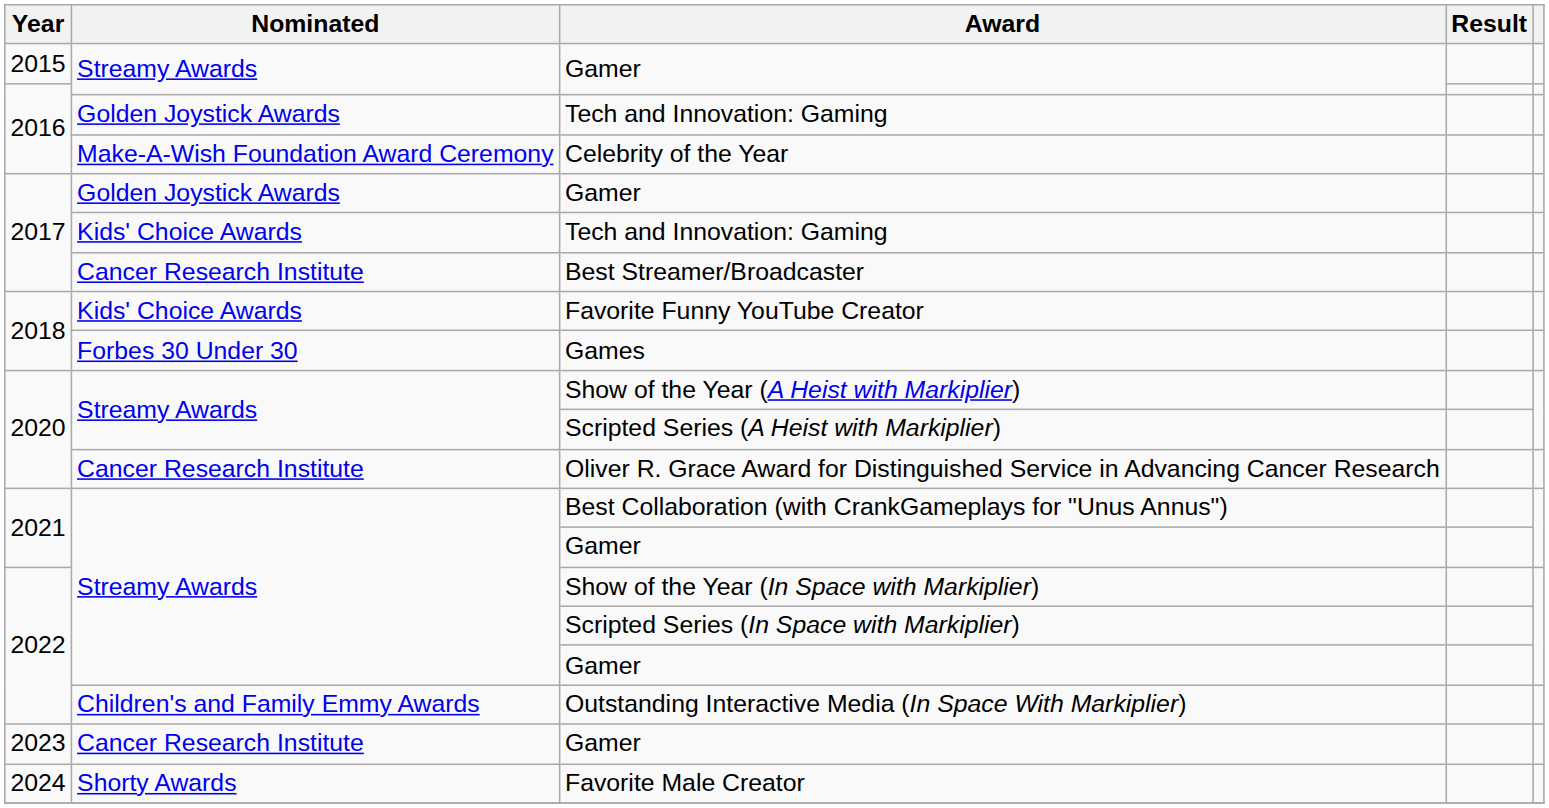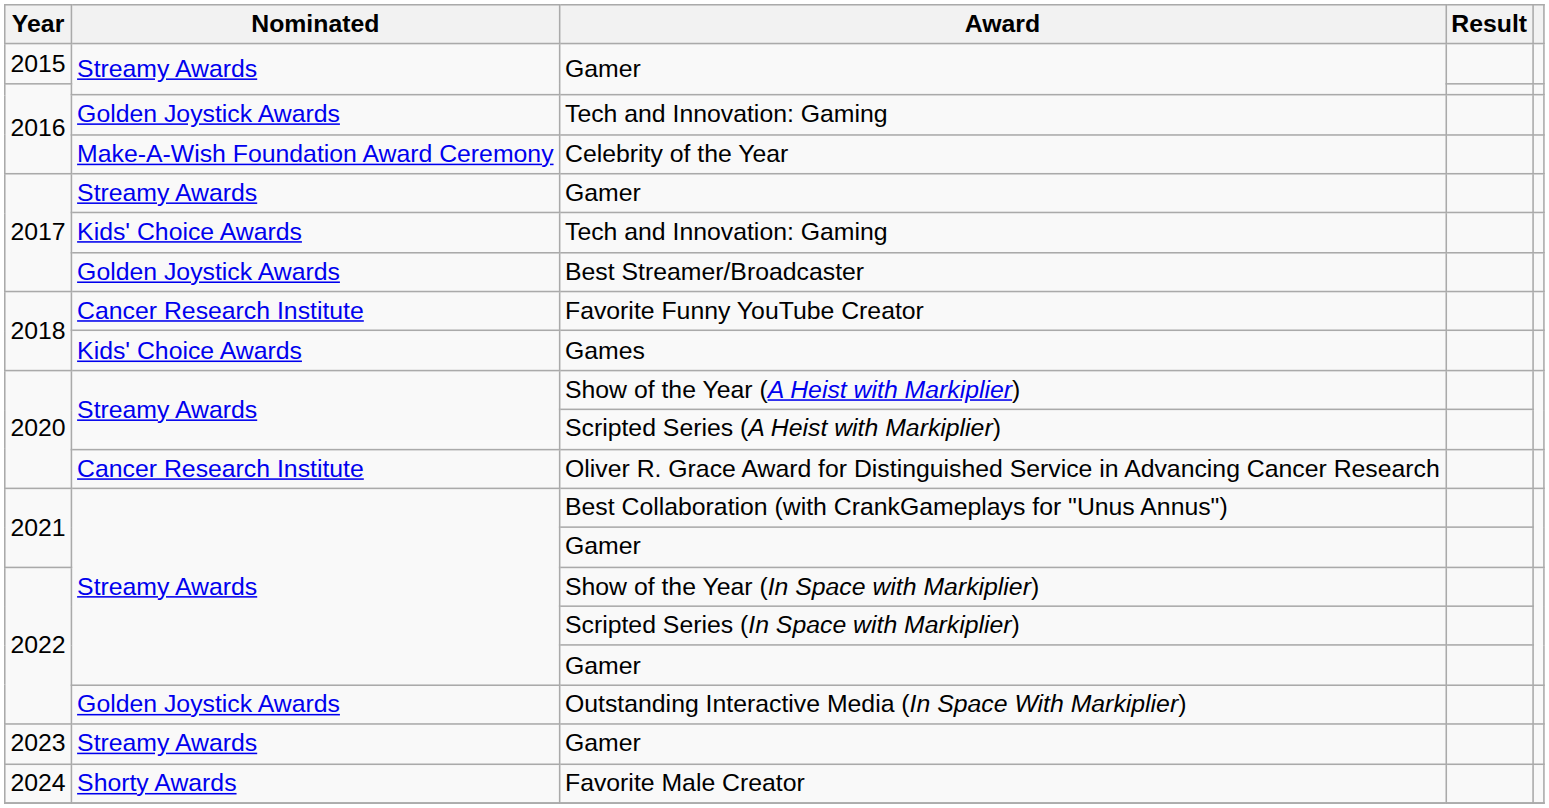(209, 192) Golden Joystick Awards -> (167, 192) Streamy Awards
(220, 271) Cancer Research Institute -> (209, 271) Golden Joystick Awards
(190, 310) Kids' Choice Awards -> (220, 310) Cancer Research Institute
(187, 350) Forbes 30 Under 30 -> (190, 350) Kids' Choice Awards
(278, 704) Children's and Family Emmy Awards -> (209, 704) Golden Joystick Awards
(220, 743) Cancer Research Institute -> (167, 743) Streamy Awards
